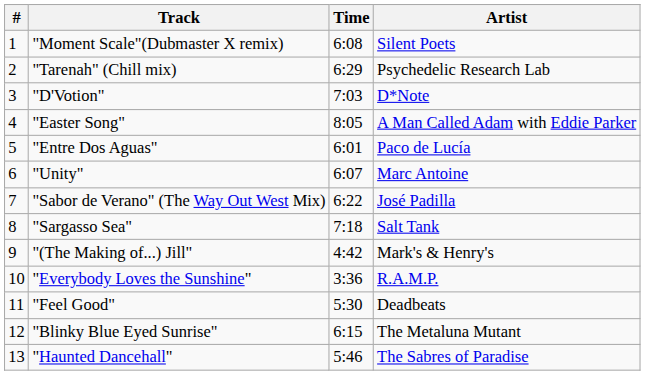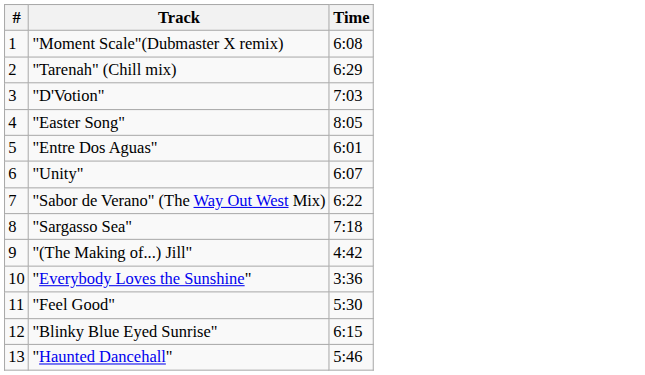- column: (507, 17)
